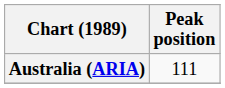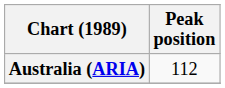(184, 68) 111 -> (184, 68) 112
